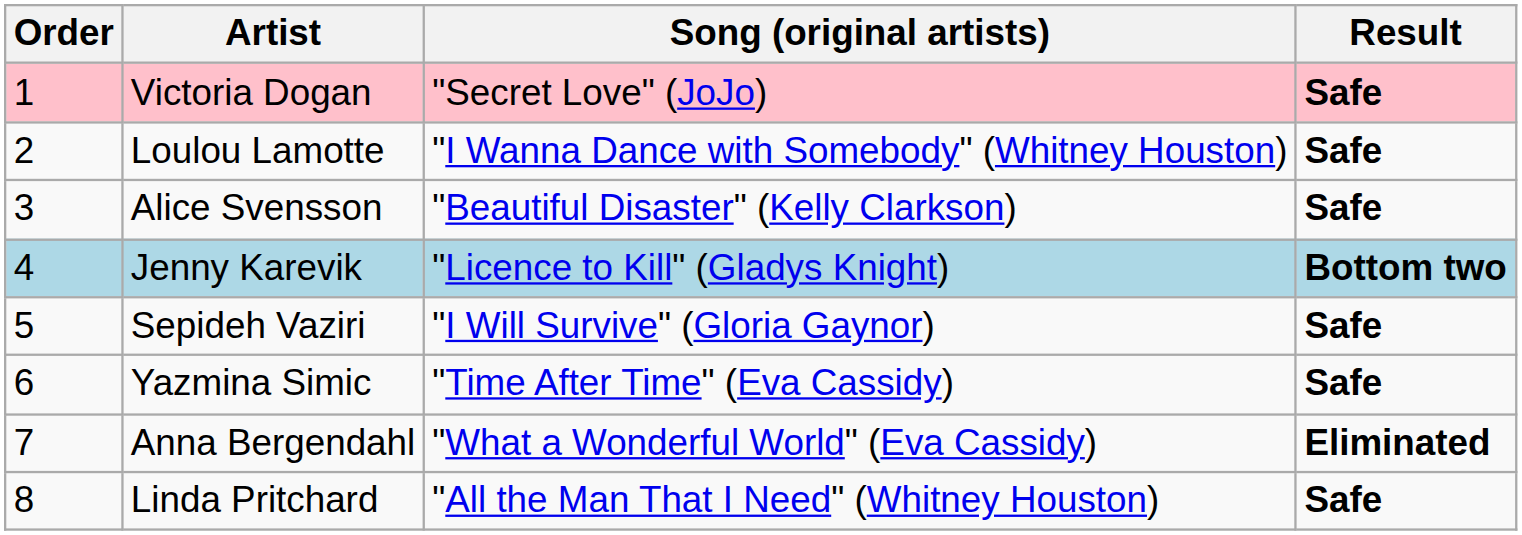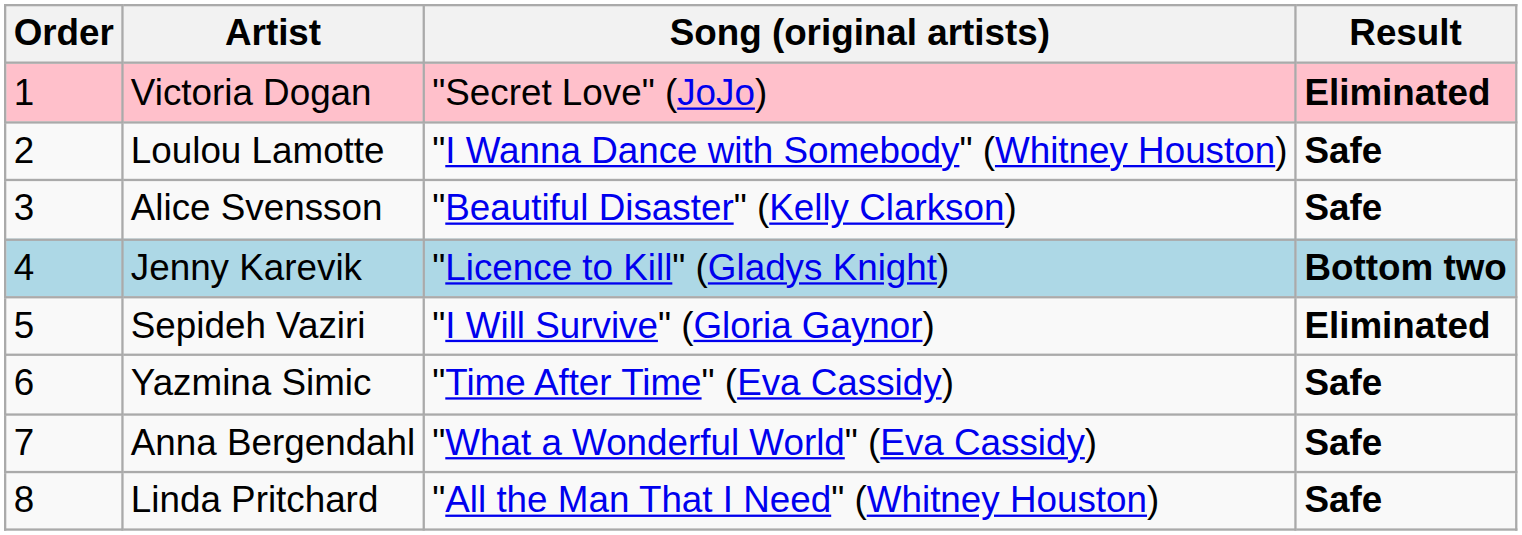(1343, 92) Safe -> (1397, 92) Eliminated
(1343, 325) Safe -> (1397, 325) Eliminated
(1397, 442) Eliminated -> (1343, 442) Safe
